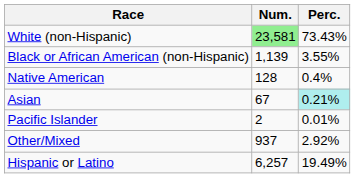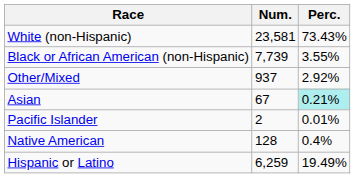(275, 36) lightgreen background -> (275, 36) no background
(272, 57) 1,139 -> (272, 57) 7,739
rows swapped: (56, 78) <-> (44, 141)
(272, 162) 6,257 -> (272, 162) 6,259
